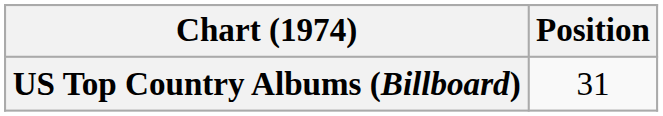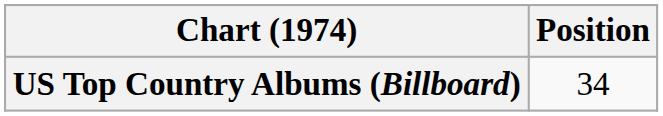(593, 83) 31 -> (593, 83) 34
